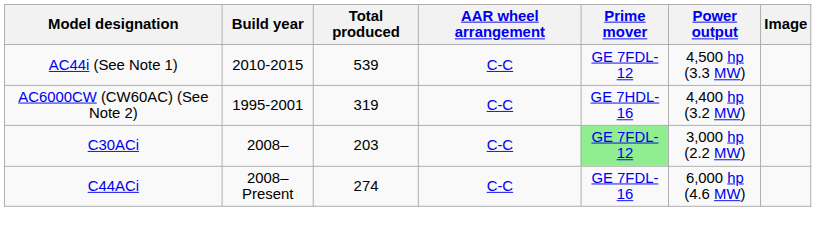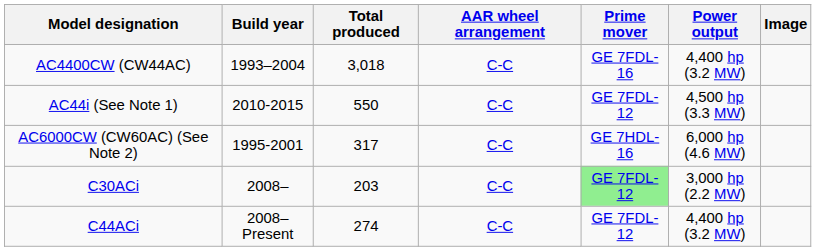+ row: (113, 65)
(366, 65) 539 -> (366, 105) 550
(366, 105) 319 -> (366, 145) 317
(715, 105) 4,400 hp (3.2 MW) -> (715, 145) 6,000 hp (4.6 MW)
(625, 186) GE 7FDL-16 -> (625, 226) GE 7FDL-12
(715, 186) 6,000 hp (4.6 MW) -> (715, 226) 4,400 hp (3.2 MW)
